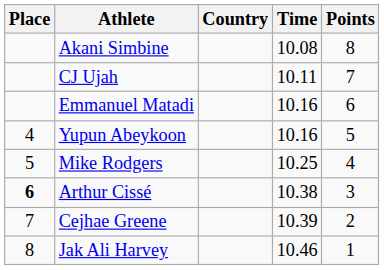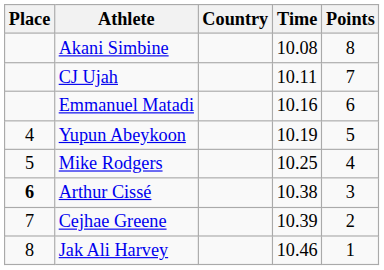(297, 134) 10.16 -> (297, 134) 10.19
